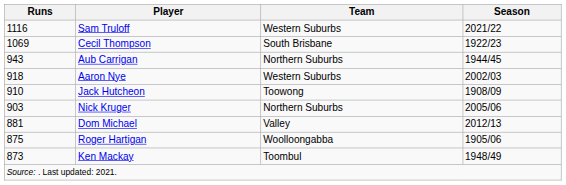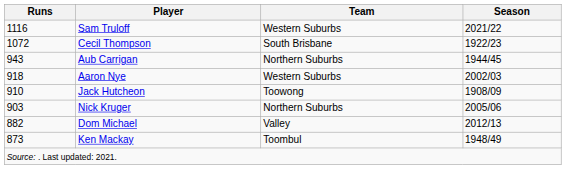(18, 44) 1069 -> (18, 44) 1072
(15, 124) 881 -> (15, 124) 882
- row: (112, 140)
